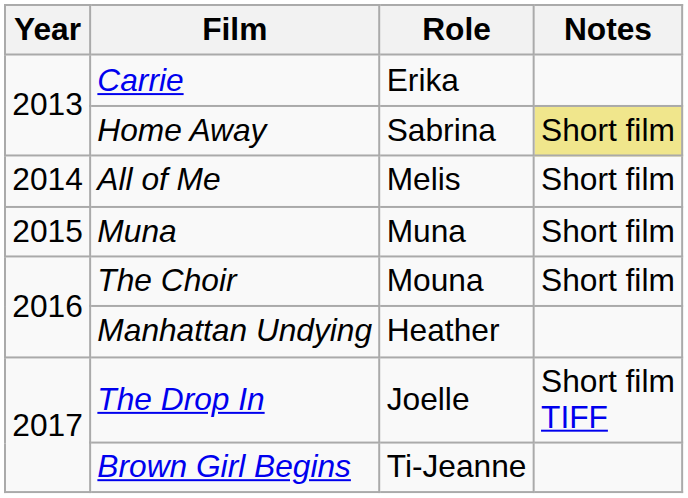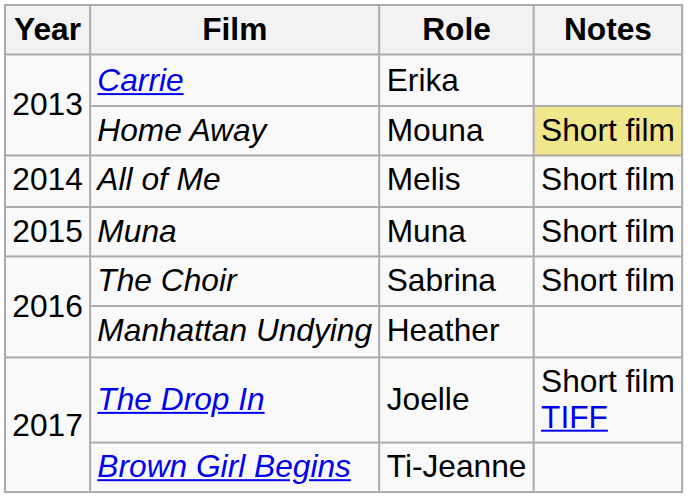(441, 130) Sabrina -> (435, 130) Mouna
(435, 280) Mouna -> (441, 280) Sabrina
